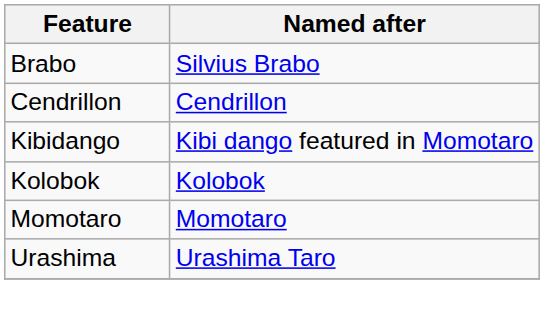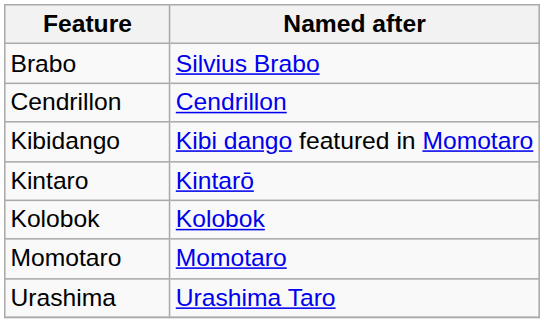+ row: (49, 180)
